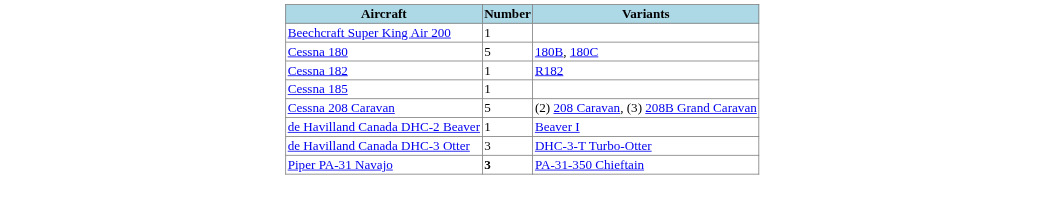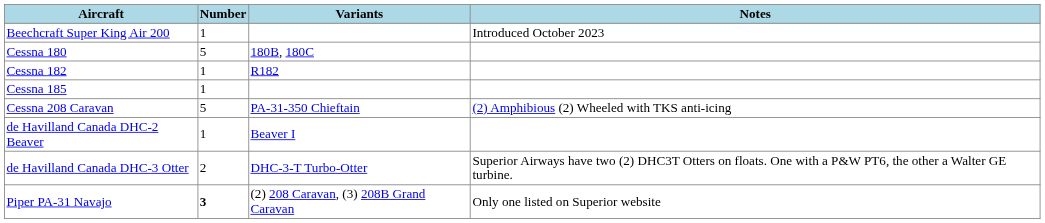+ column: (755, 13)
(646, 108) (2) 208 Caravan, (3) 208B Grand Caravan -> (305, 108) PA-31-350 Chieftain
(487, 145) 3 -> (203, 168) 2
(590, 164) PA-31-350 Chieftain -> (338, 201) (2) 208 Caravan, (3) 208B Grand Caravan
